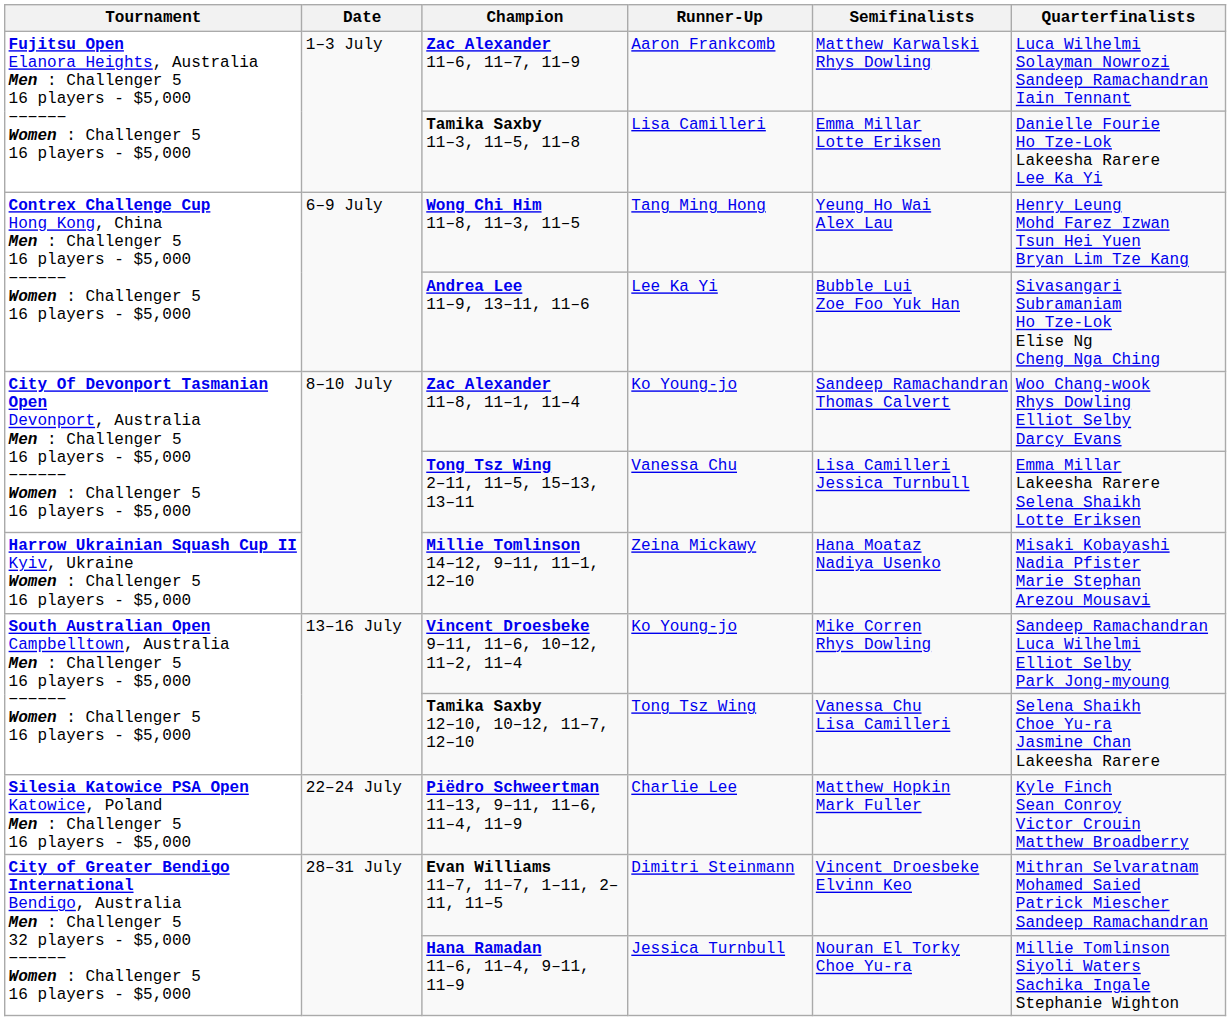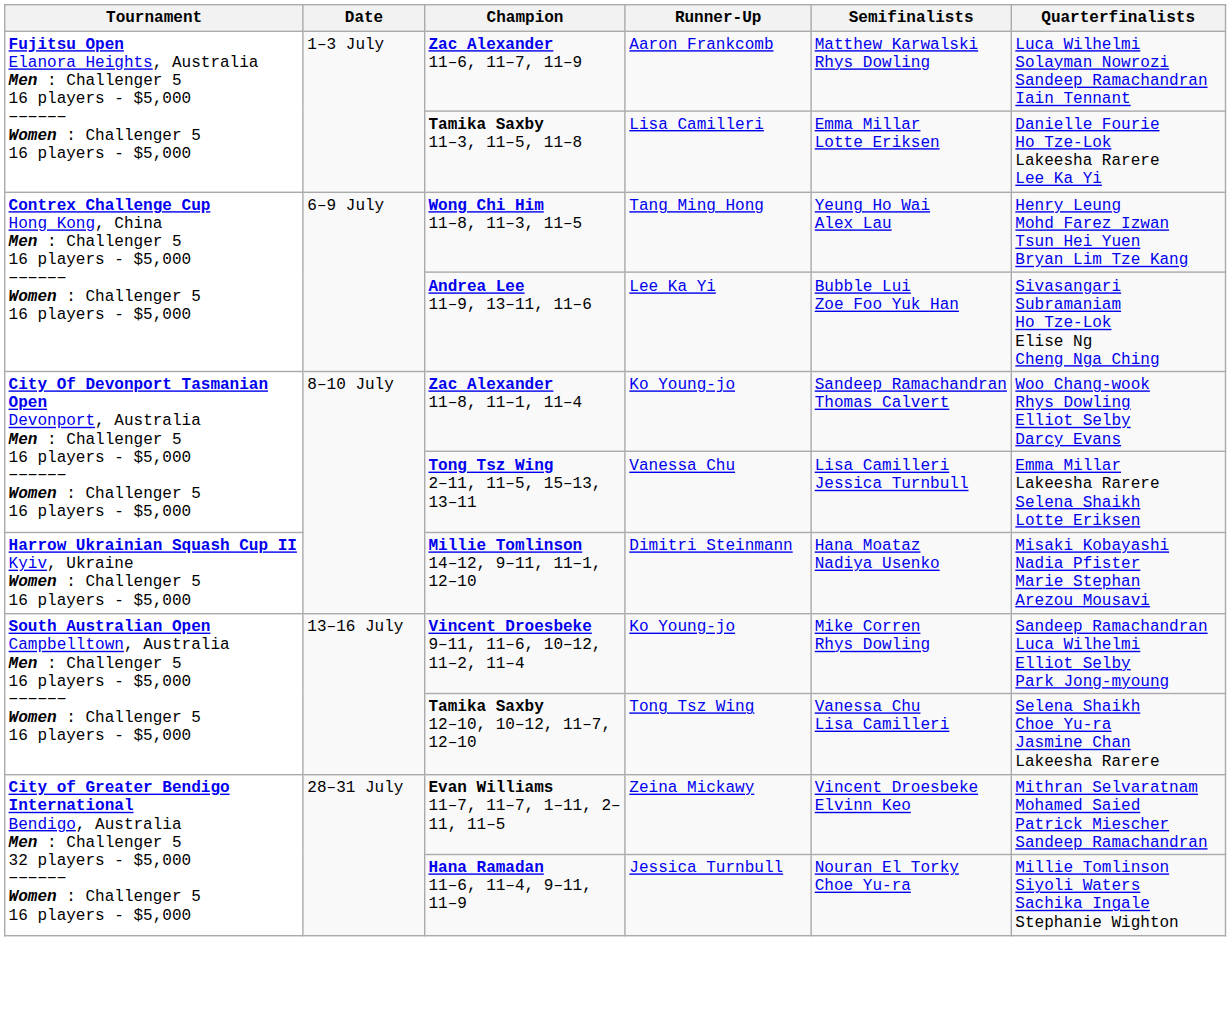(694, 546) Zeina Mickawy -> (711, 546) Dimitri Steinmann
- row: (513, 806)
(713, 868) Dimitri Steinmann -> (692, 788) Zeina Mickawy
